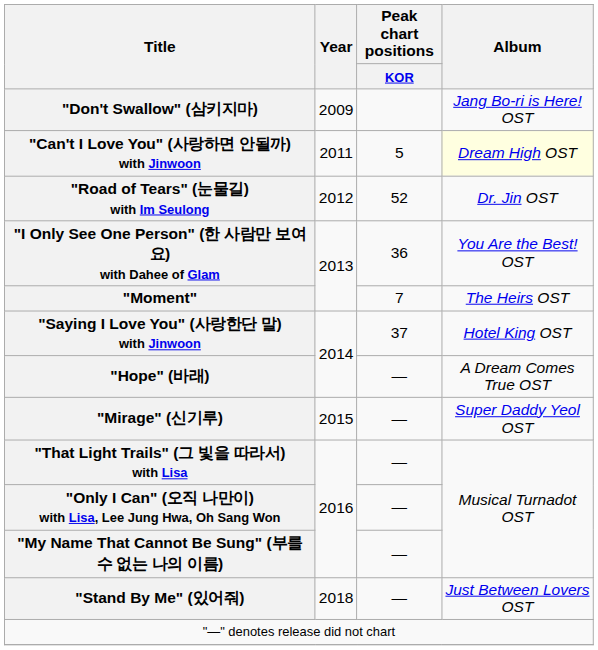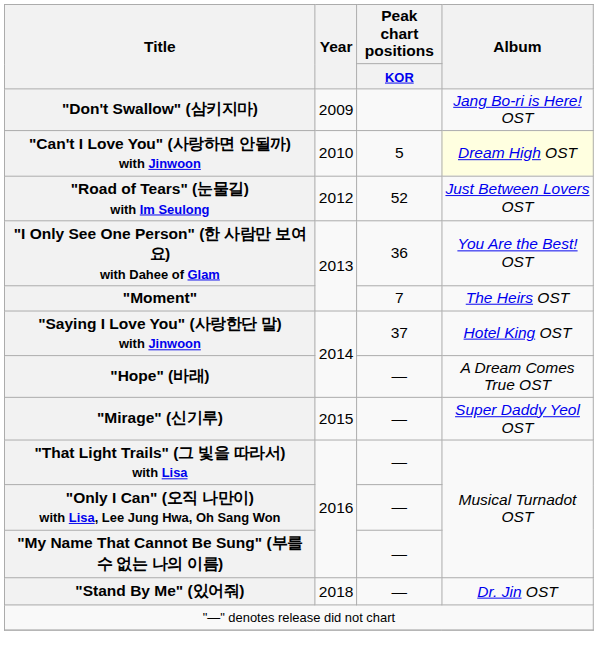(336, 153) 2011 -> (336, 153) 2010
(518, 198) Dr. Jin OST -> (517, 198) Just Between Lovers OST
(517, 598) Just Between Lovers OST -> (518, 591) Dr. Jin OST
